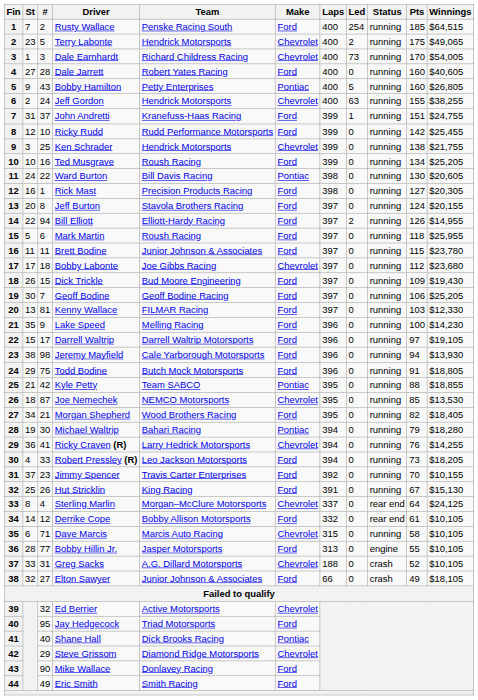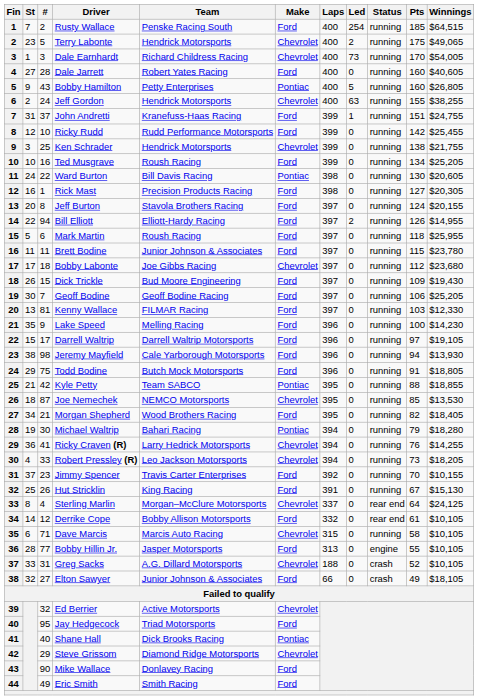(287, 460) Ford -> (298, 460) Chevrolet
